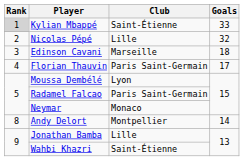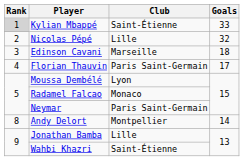(159, 94) Paris Saint-Germain -> (126, 94) Monaco
(126, 108) Monaco -> (159, 108) Paris Saint-Germain
